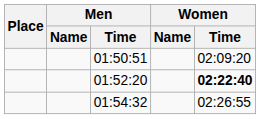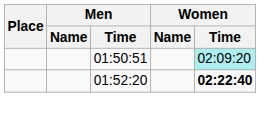(224, 59) no background -> (224, 59) paleturquoise background
- row: (121, 102)
